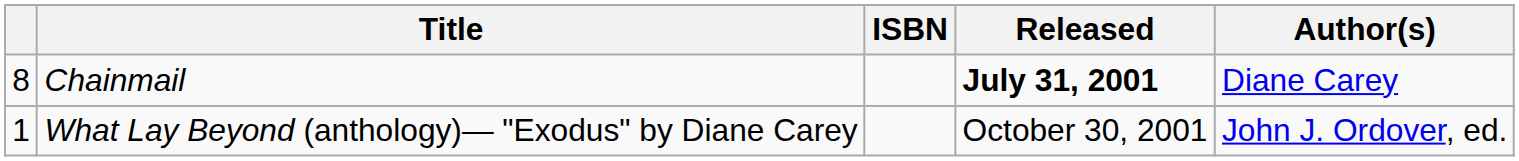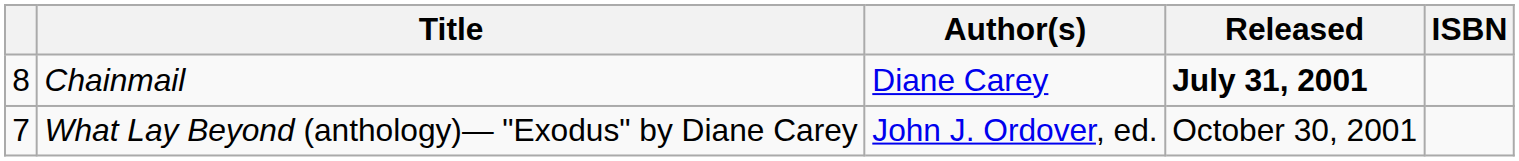columns swapped: (1365, 29) <-> (910, 29)
(21, 130) 1 -> (21, 130) 7
